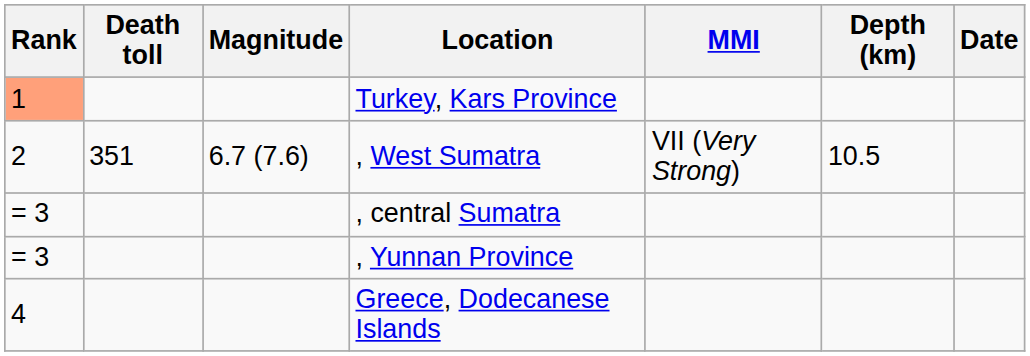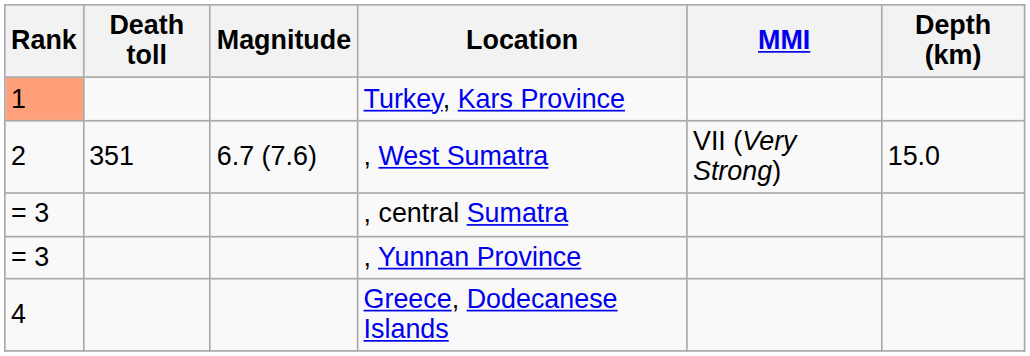- column: (989, 40)
(854, 156) 10.5 -> (914, 156) 15.0
